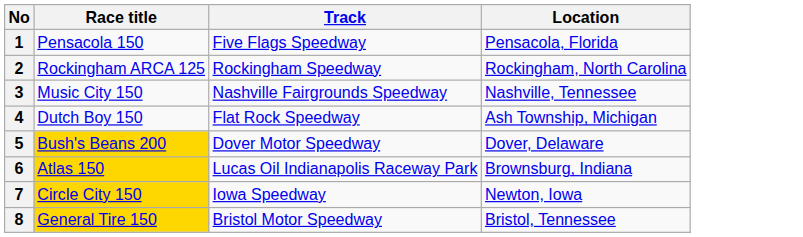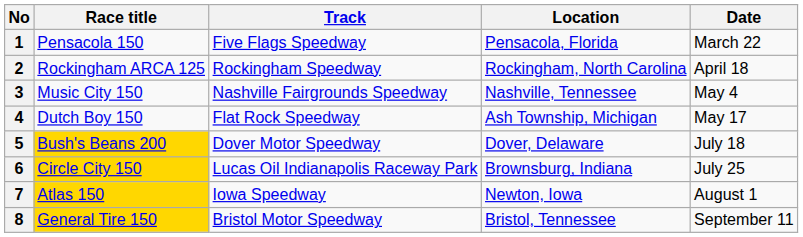+ column: (744, 17)
(71, 169) Atlas 150 -> (90, 169) Circle City 150
(90, 194) Circle City 150 -> (71, 194) Atlas 150
